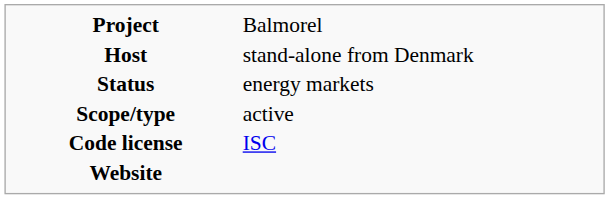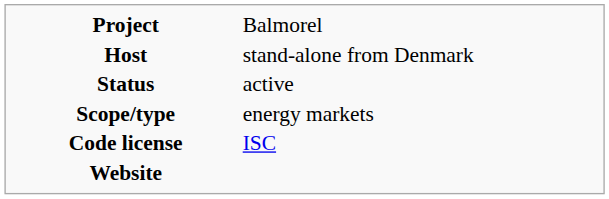(308, 84) energy markets -> (268, 84) active
(268, 113) active -> (308, 113) energy markets
